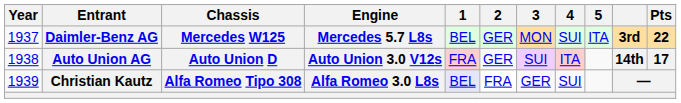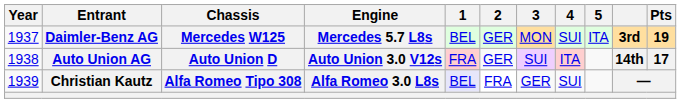(661, 37) 22 -> (661, 37) 19
